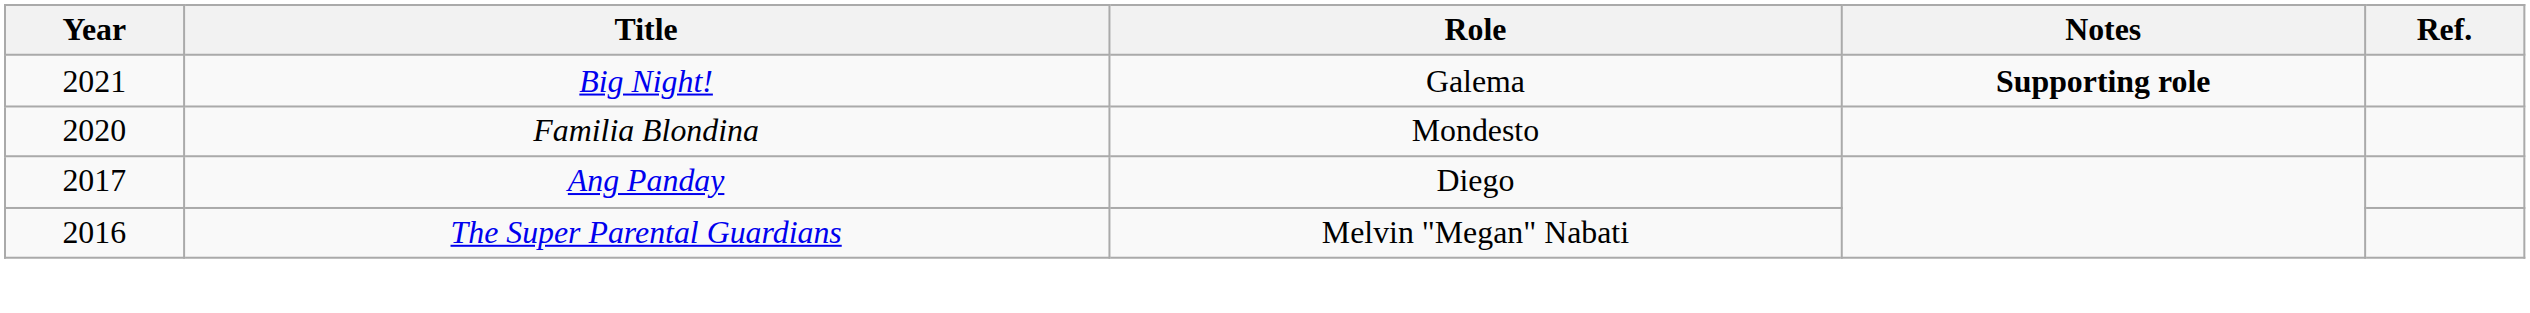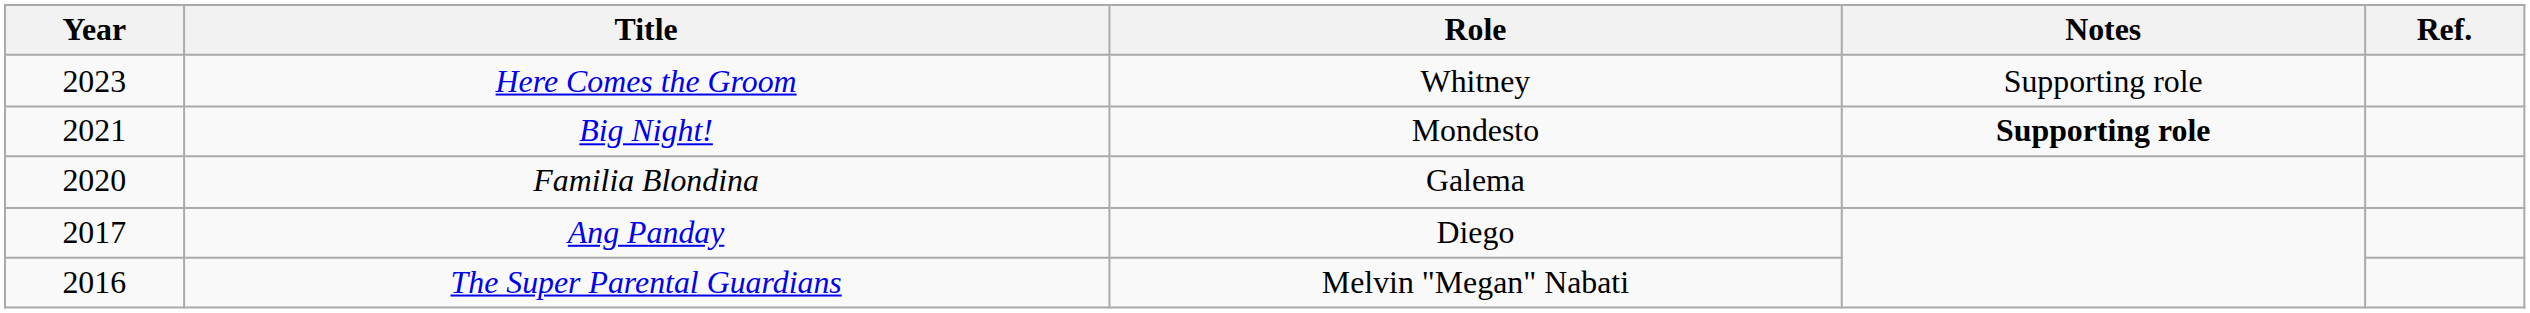+ row: (646, 80)
(1475, 80) Galema -> (1475, 130) Mondesto
(1475, 130) Mondesto -> (1475, 181) Galema
